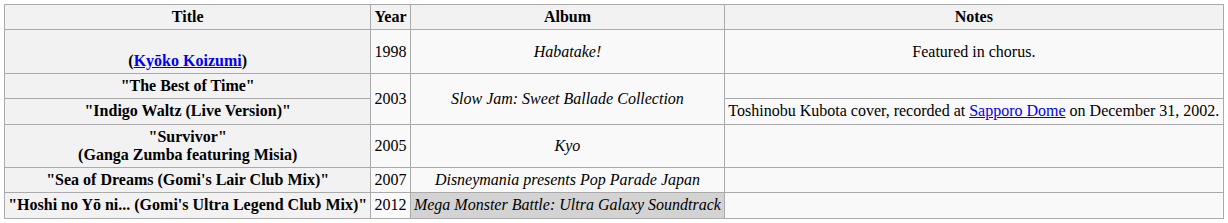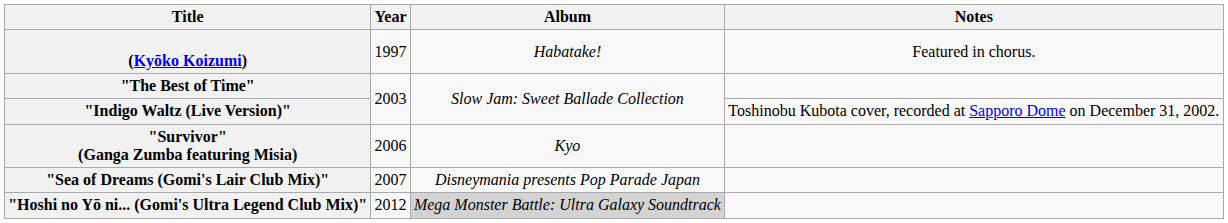(391, 51) 1998 -> (391, 51) 1997
(391, 145) 2005 -> (391, 145) 2006
